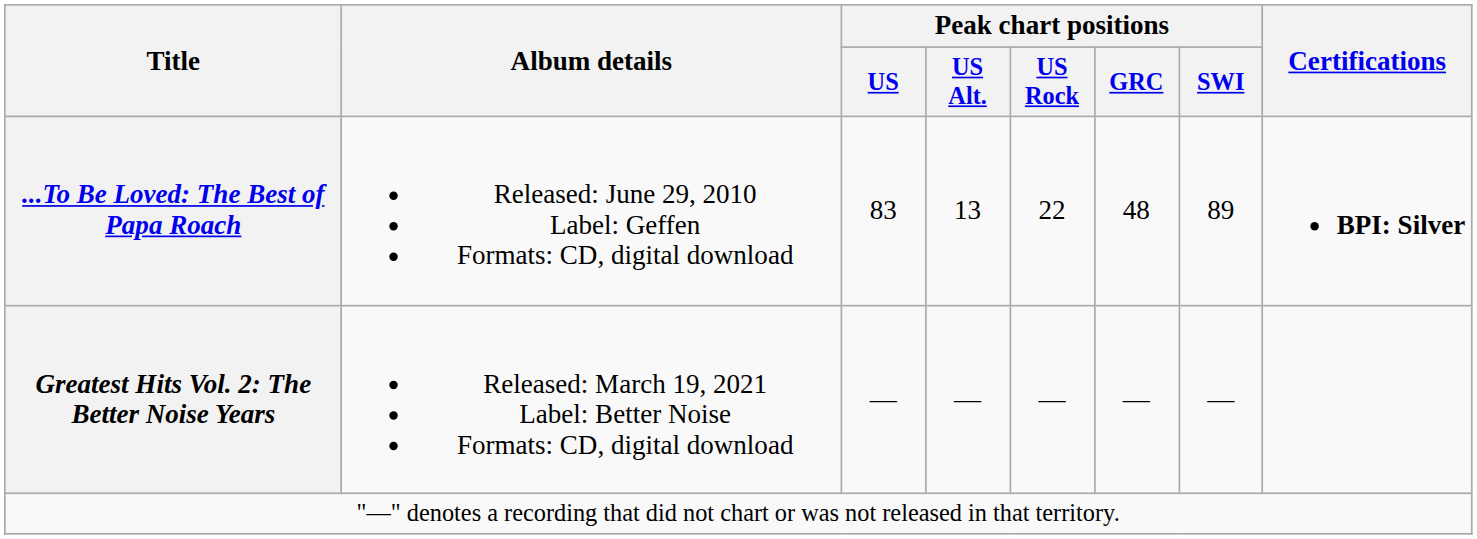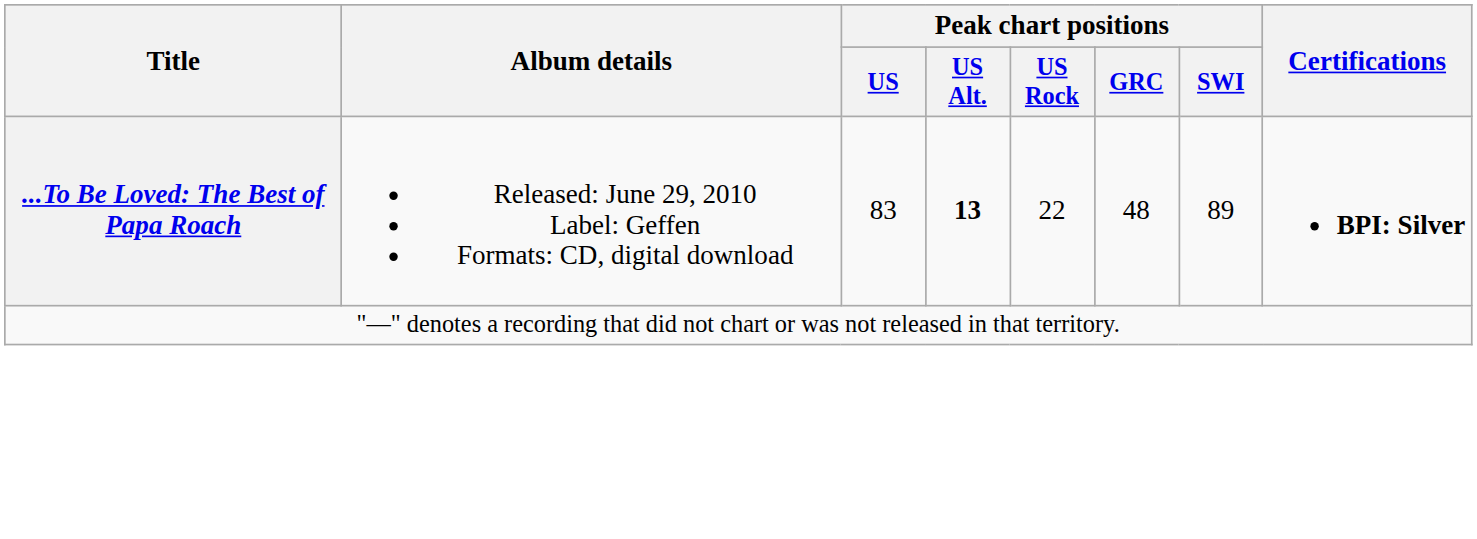(968, 210) normal -> (968, 210) bold
- row: (173, 398)
